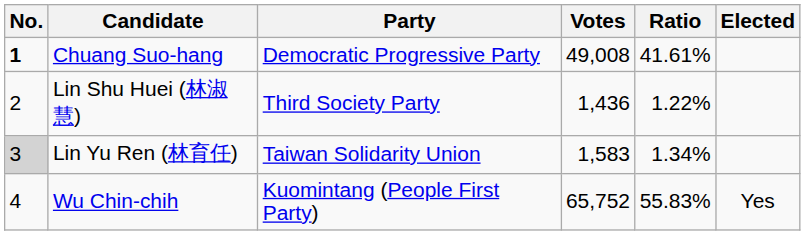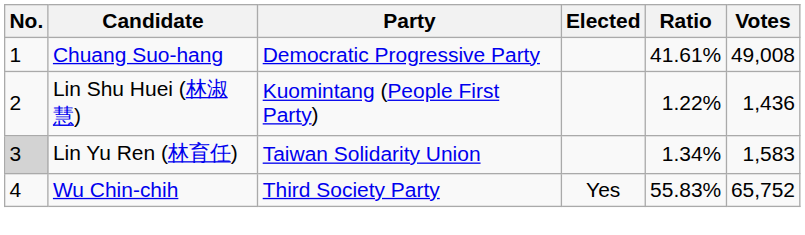columns swapped: (598, 21) <-> (758, 21)
(15, 54) bold -> (15, 54) normal
(351, 103) Third Society Party -> (381, 103) Kuomintang (People First Party)
(381, 201) Kuomintang (People First Party) -> (351, 189) Third Society Party
